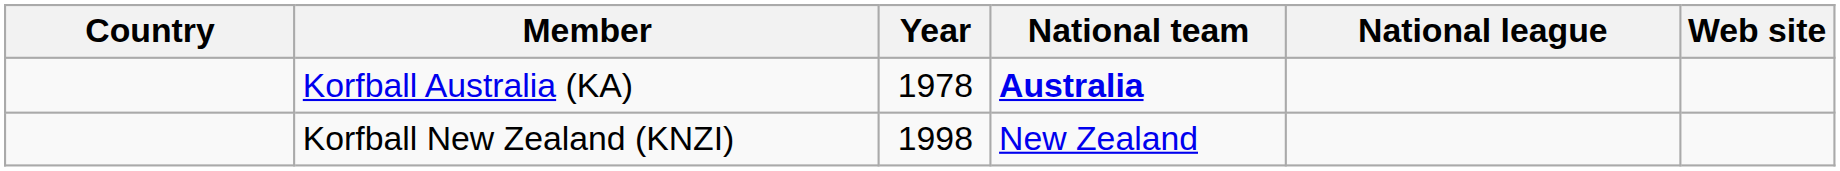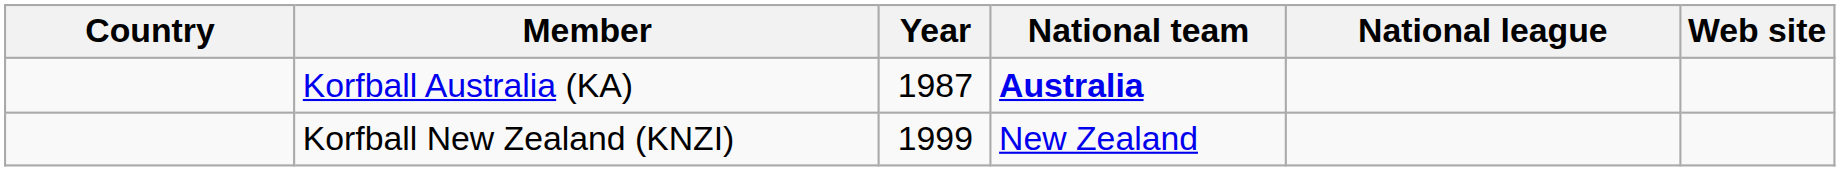(935, 84) 1978 -> (935, 84) 1987
(935, 138) 1998 -> (935, 138) 1999
